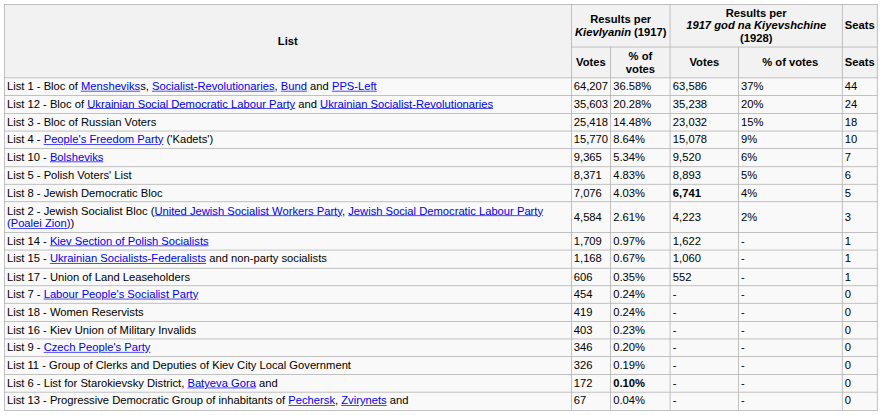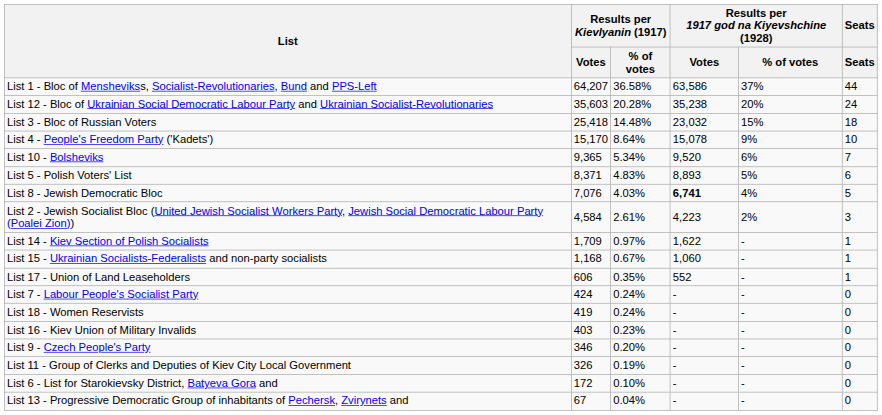(591, 139) 15,770 -> (591, 139) 15,170
(583, 294) 454 -> (583, 294) 424
(629, 383) bold -> (629, 383) normal
